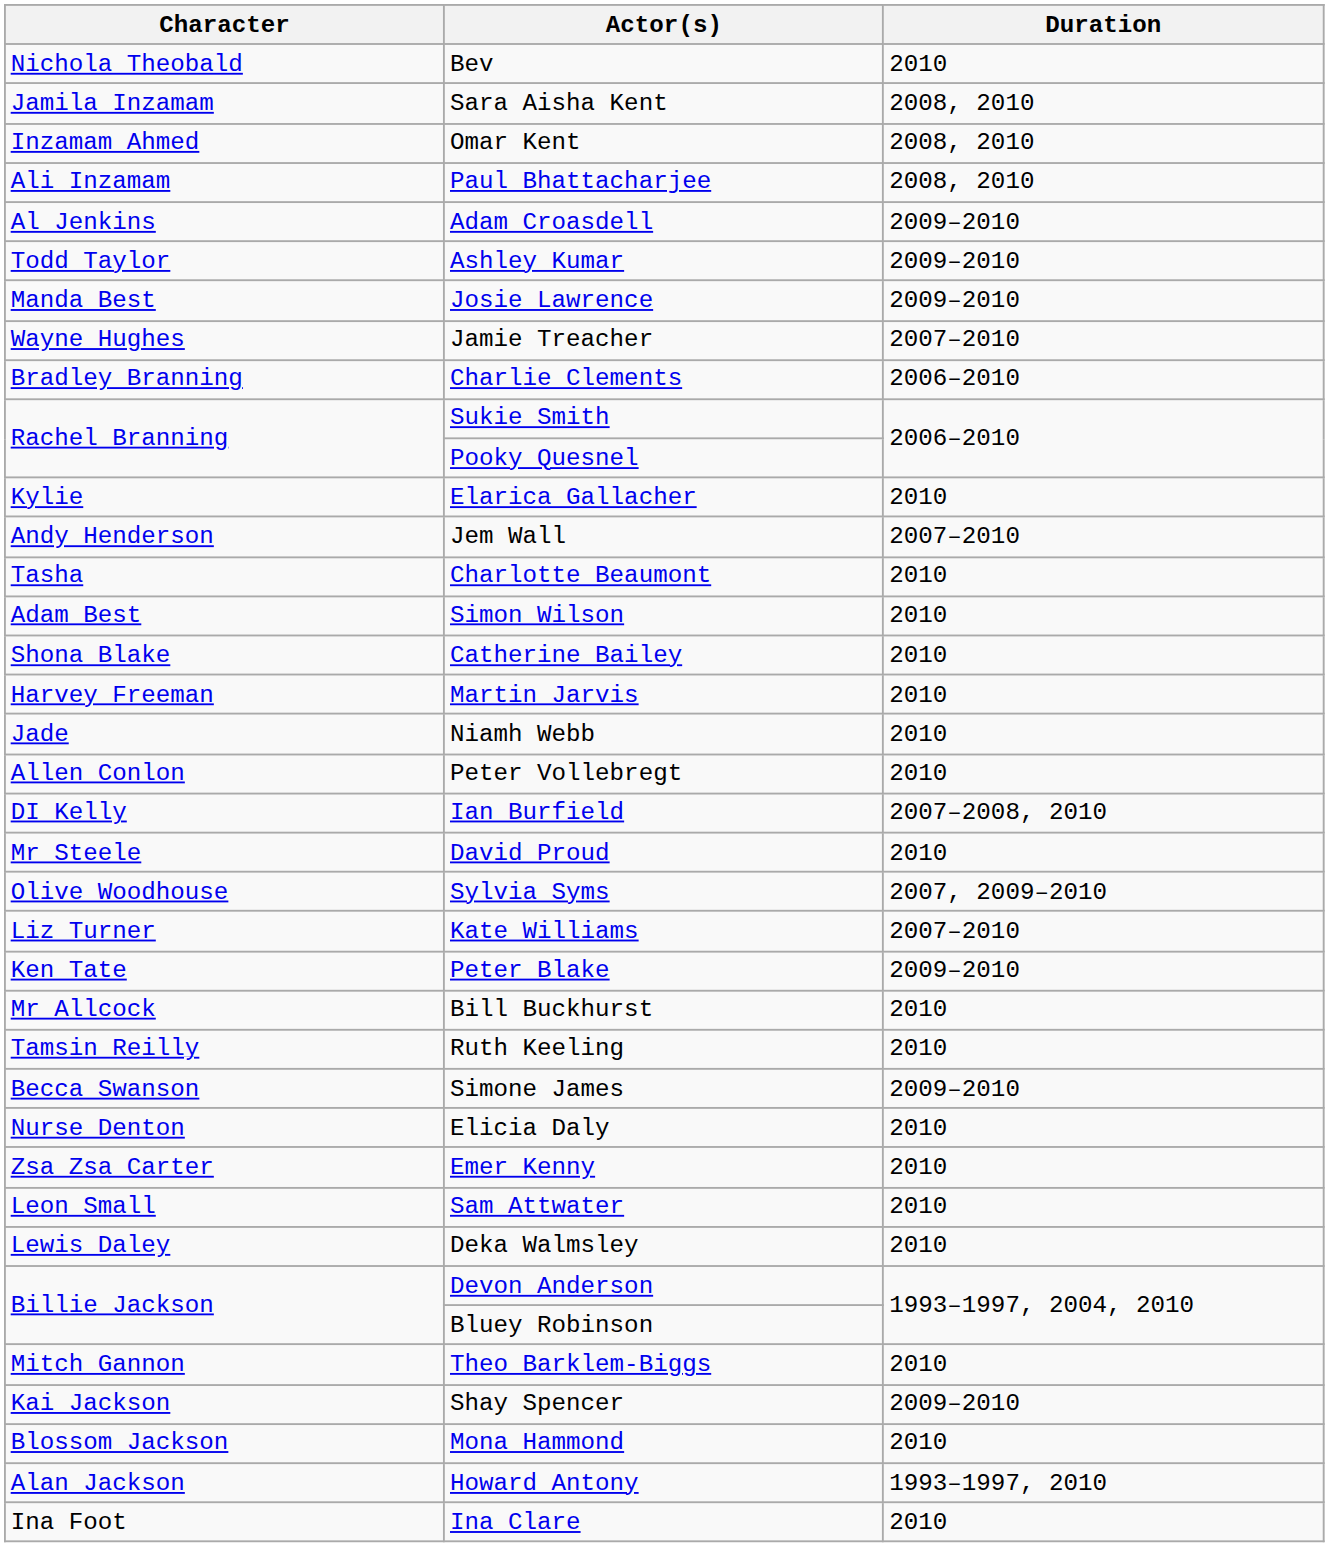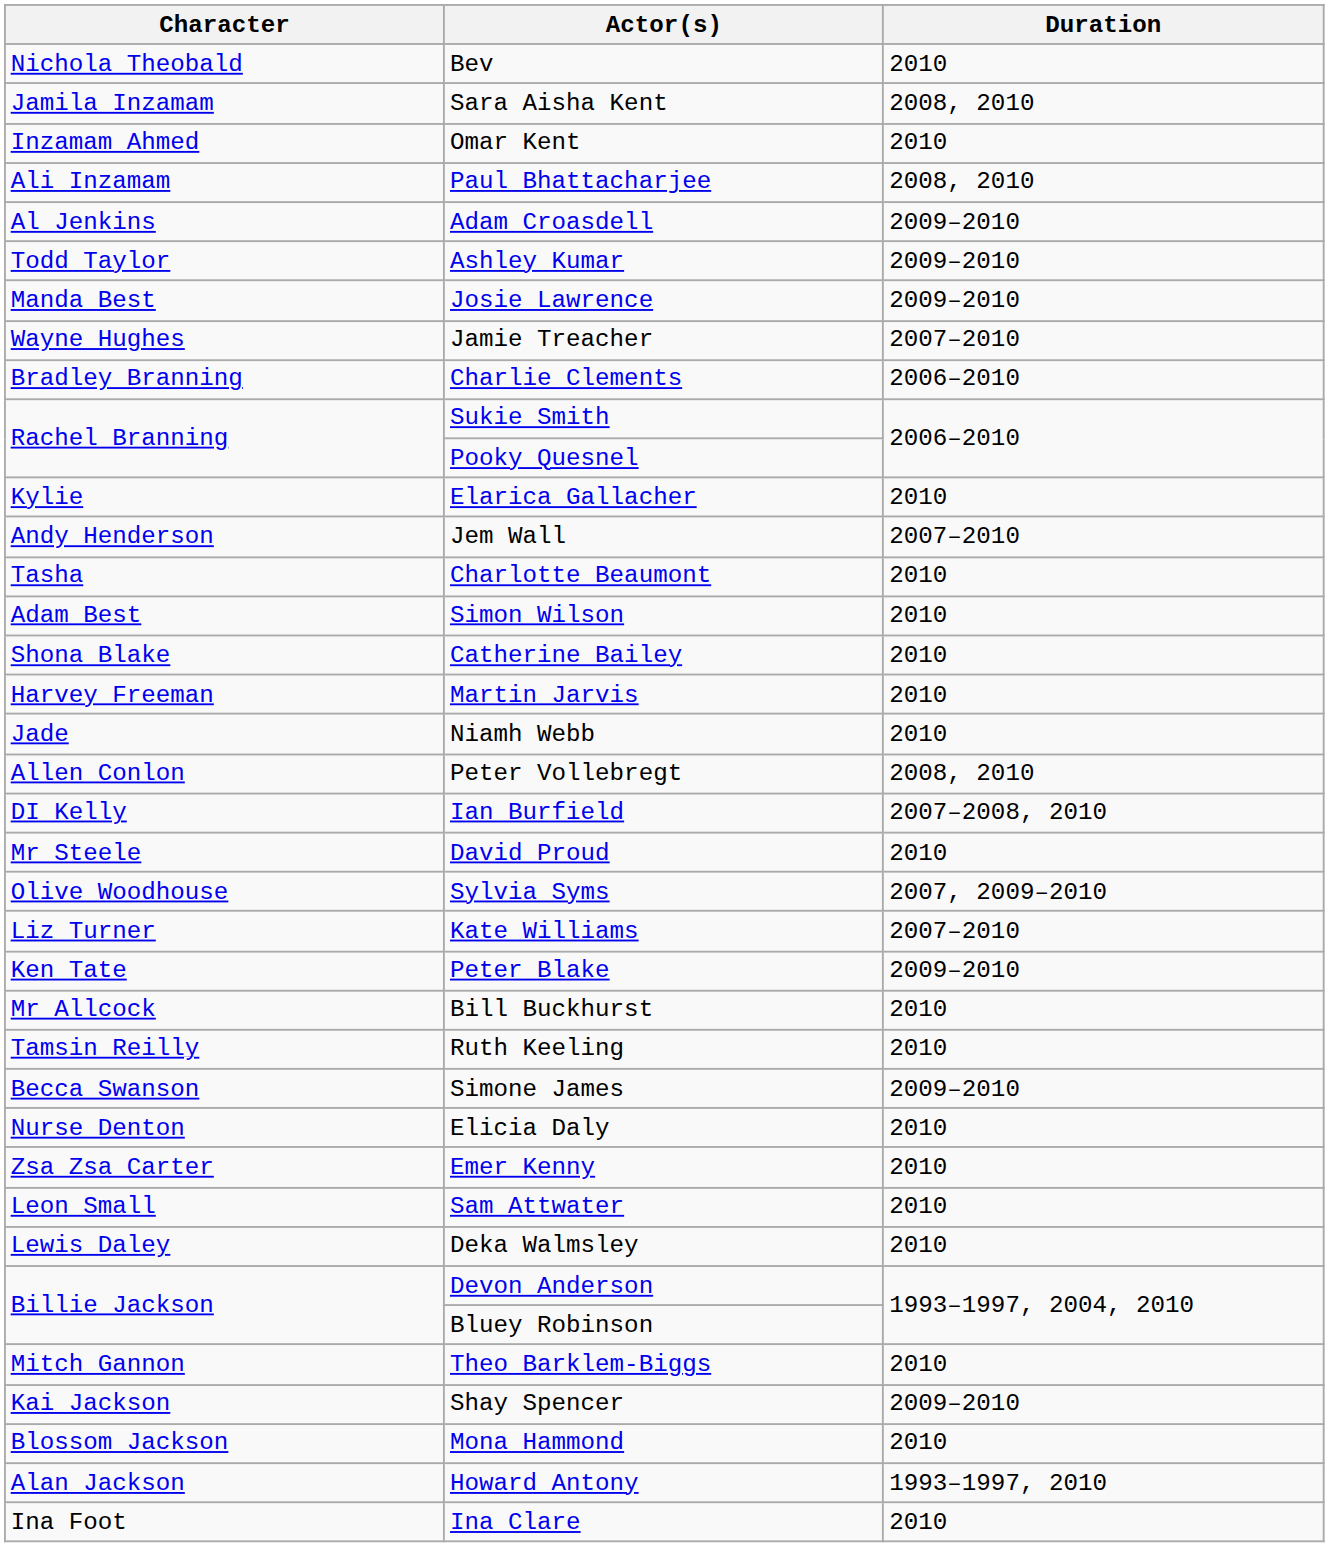(962, 143) 2008, 2010 -> (918, 143) 2010
(918, 773) 2010 -> (962, 773) 2008, 2010
